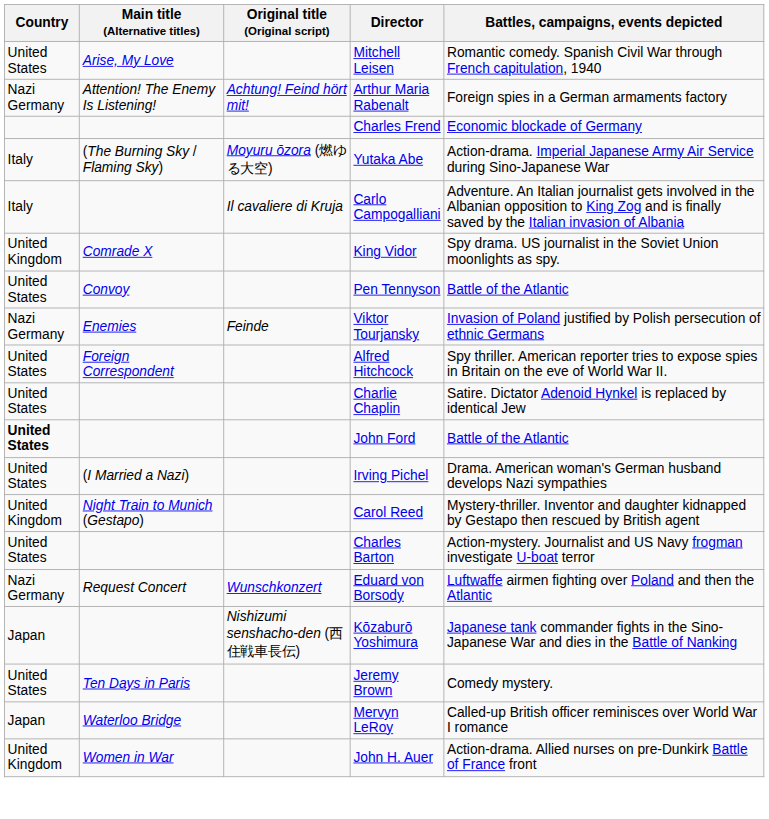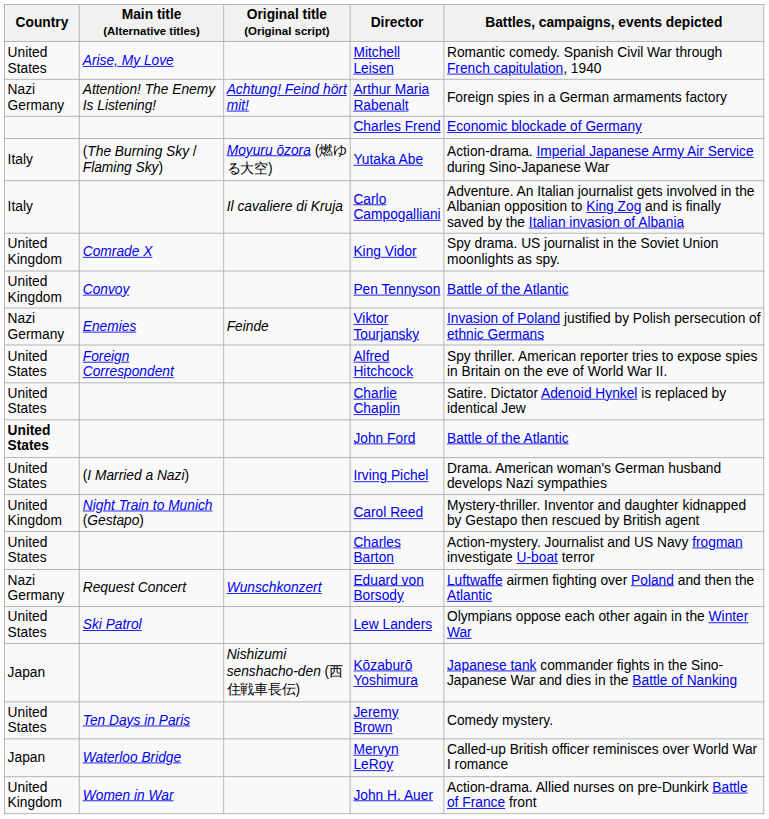(27, 289) United States -> (35, 289) United Kingdom
+ row: (393, 625)
